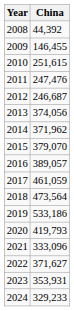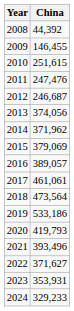(50, 146) 379,070 -> (50, 146) 379,069
(50, 180) 461,059 -> (50, 180) 461,061
(50, 247) 333,096 -> (50, 247) 393,496
